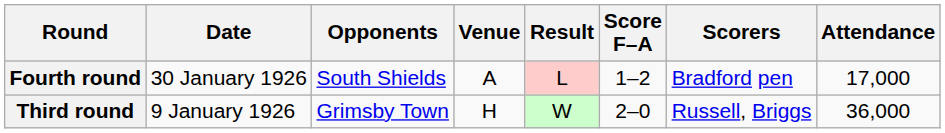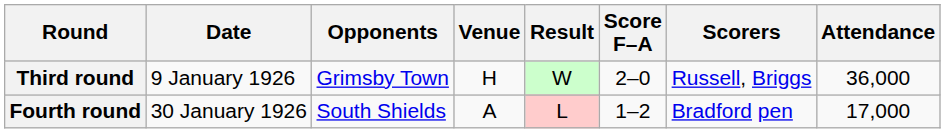rows swapped: (75, 111) <-> (75, 77)
